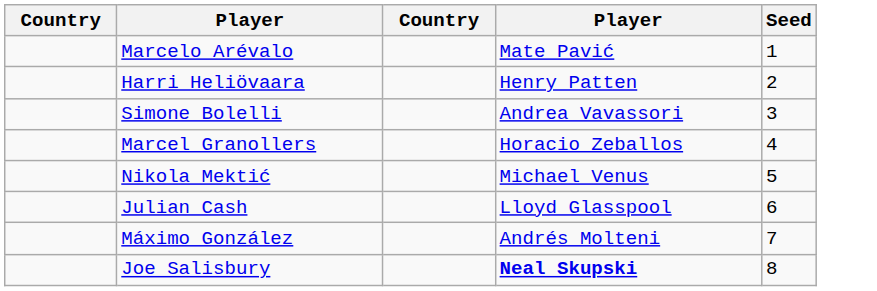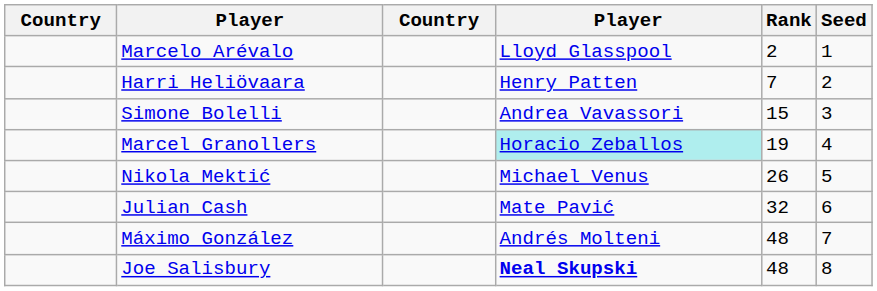+ column: (789, 20)
(557, 51) Mate Pavić -> (586, 51) Lloyd Glasspool
(591, 145) no background -> (591, 145) paleturquoise background
(586, 207) Lloyd Glasspool -> (557, 207) Mate Pavić
